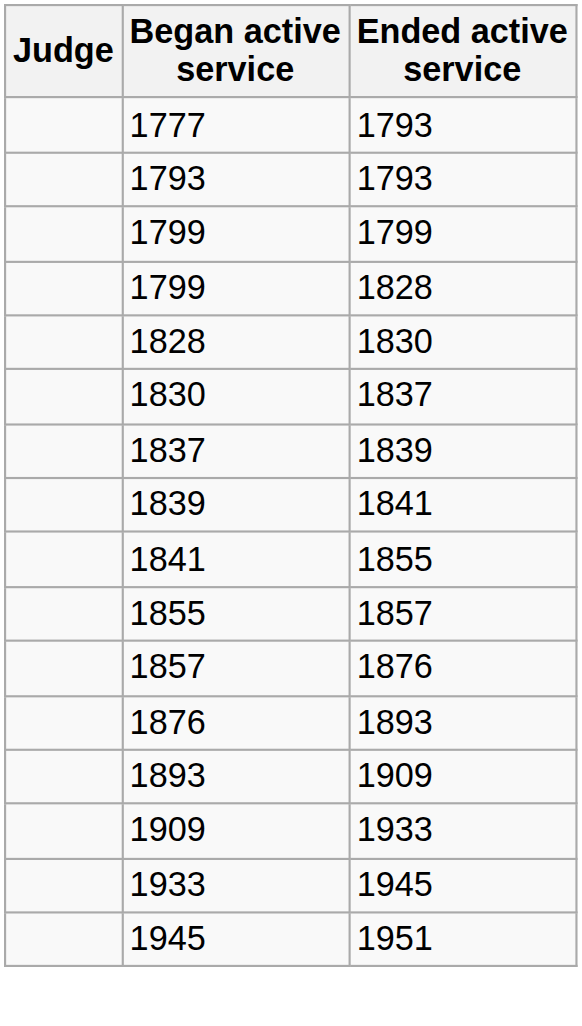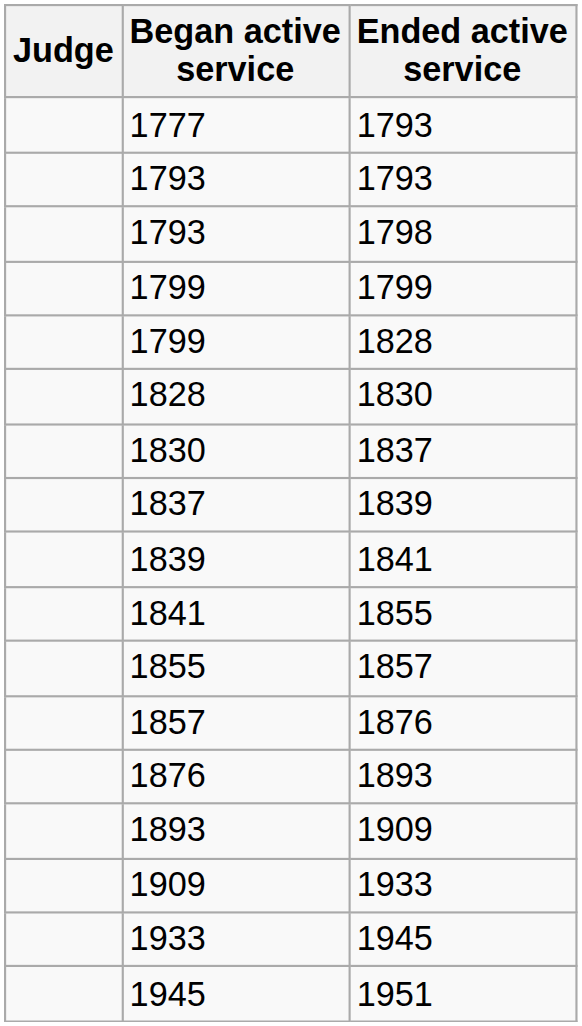+ row: (168, 233)
